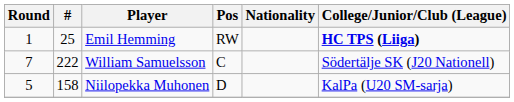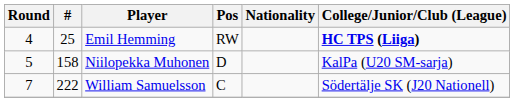(29, 39) 1 -> (29, 39) 4
rows swapped: (147, 85) <-> (145, 62)
